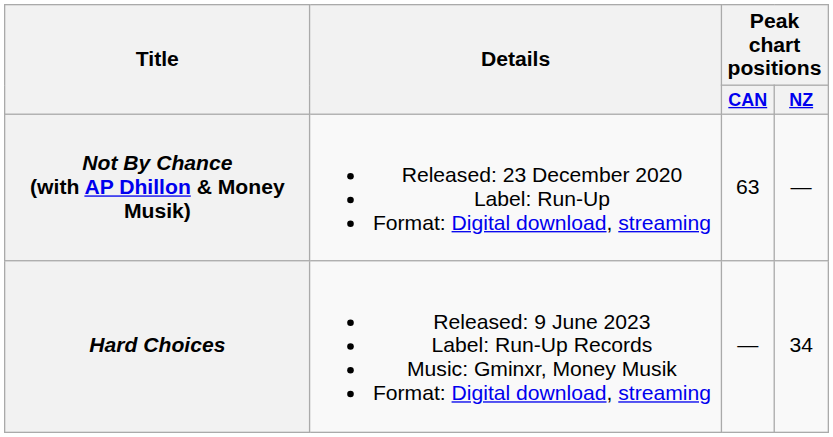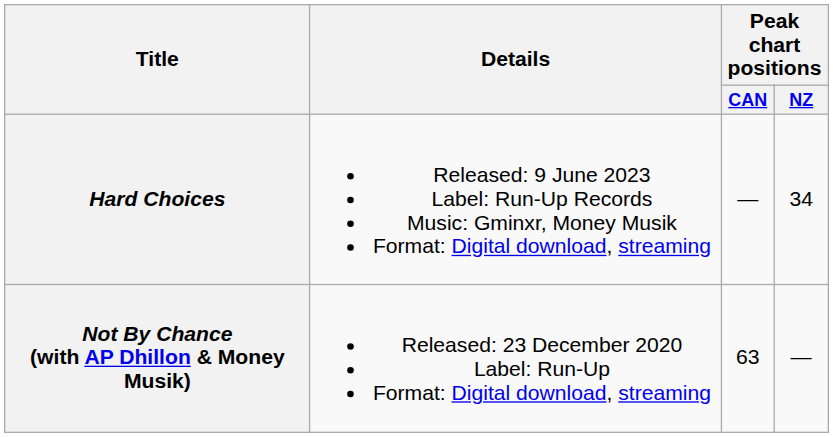rows swapped: (157, 187) <-> (157, 346)
